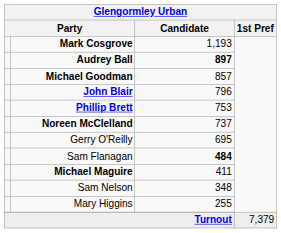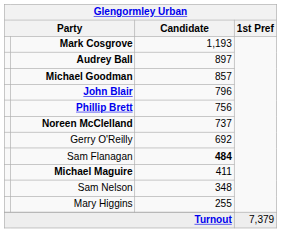(223, 60) bold -> (223, 60) normal
(223, 108) 753 -> (223, 108) 756
(223, 140) 695 -> (223, 140) 692
